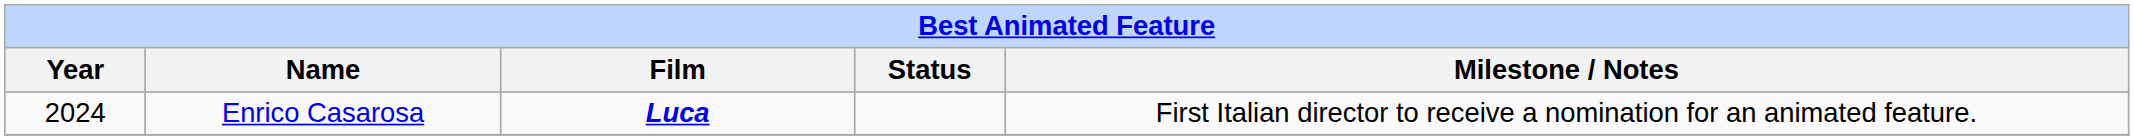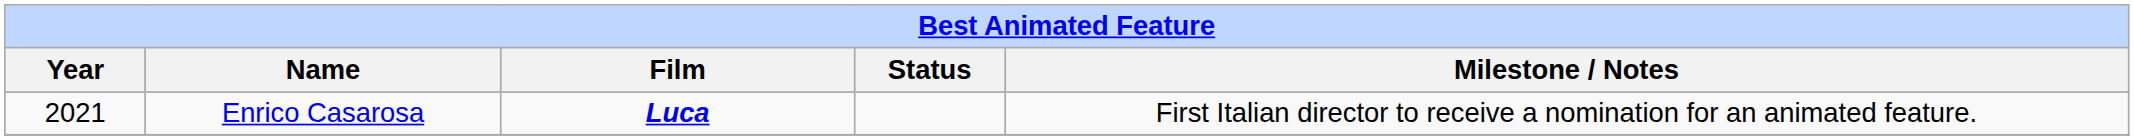(75, 112) 2024 -> (75, 112) 2021
